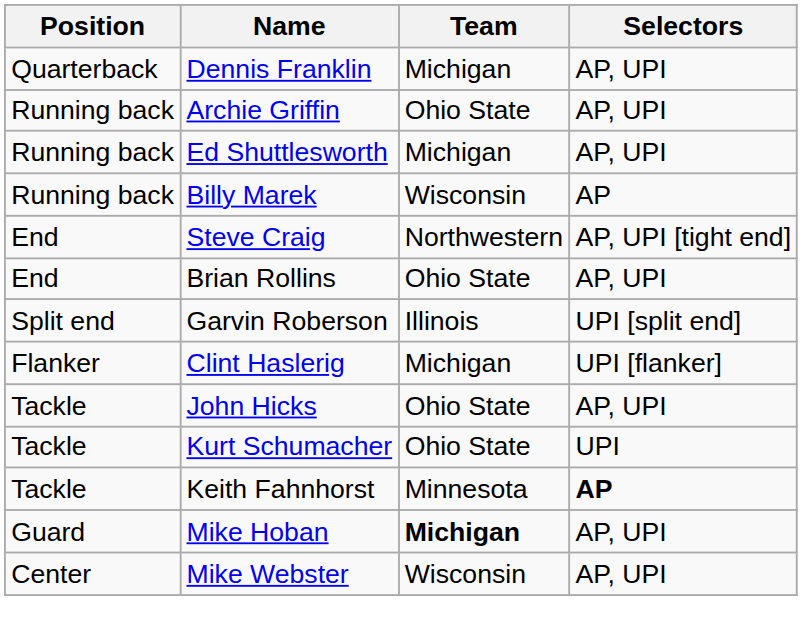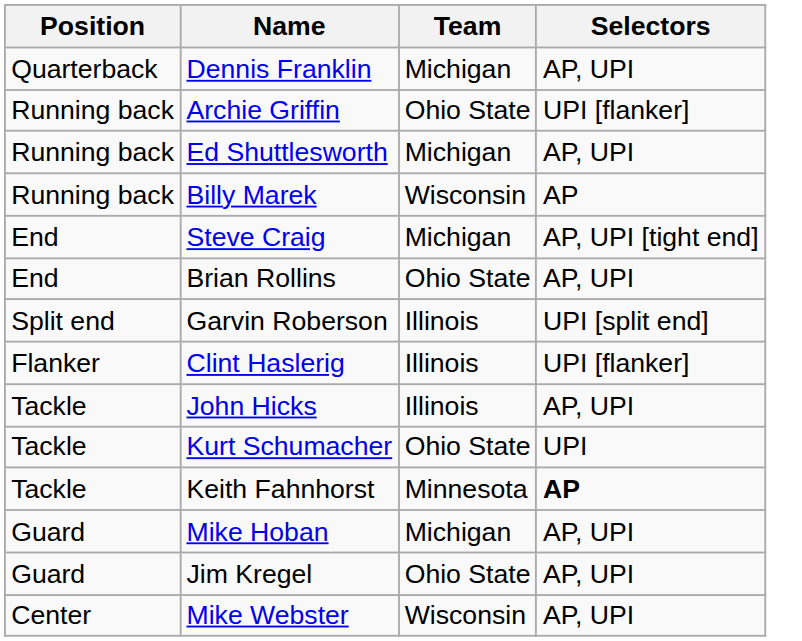(621, 111) AP, UPI -> (616, 111) UPI [flanker]
(484, 237) Northwestern -> (458, 237) Michigan
(458, 363) Michigan -> (442, 363) Illinois
(468, 405) Ohio State -> (442, 405) Illinois
(462, 531) bold -> (458, 531) normal
+ row: (249, 573)
